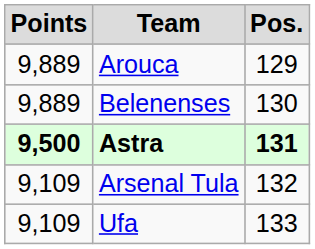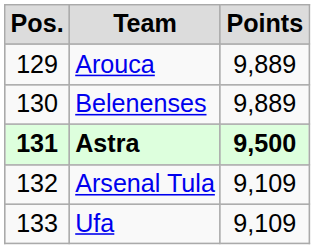columns swapped: (277, 24) <-> (49, 24)
